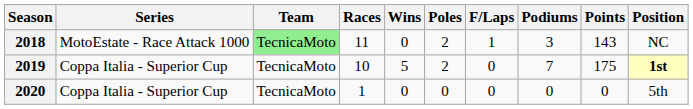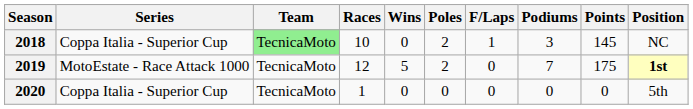(155, 42) MotoEstate - Race Attack 1000 -> (144, 42) Coppa Italia - Superior Cup
(362, 42) 11 -> (362, 42) 10
(605, 42) 143 -> (605, 42) 145
(144, 67) Coppa Italia - Superior Cup -> (155, 67) MotoEstate - Race Attack 1000
(362, 67) 10 -> (362, 67) 12
